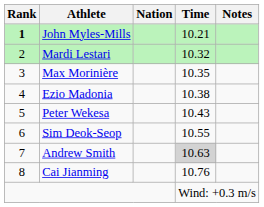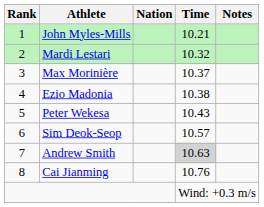(22, 34) bold -> (22, 34) normal
(196, 73) 10.35 -> (196, 73) 10.37
(196, 133) 10.55 -> (196, 133) 10.57
